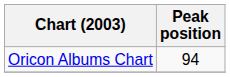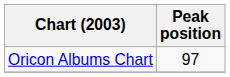(190, 59) 94 -> (190, 59) 97
